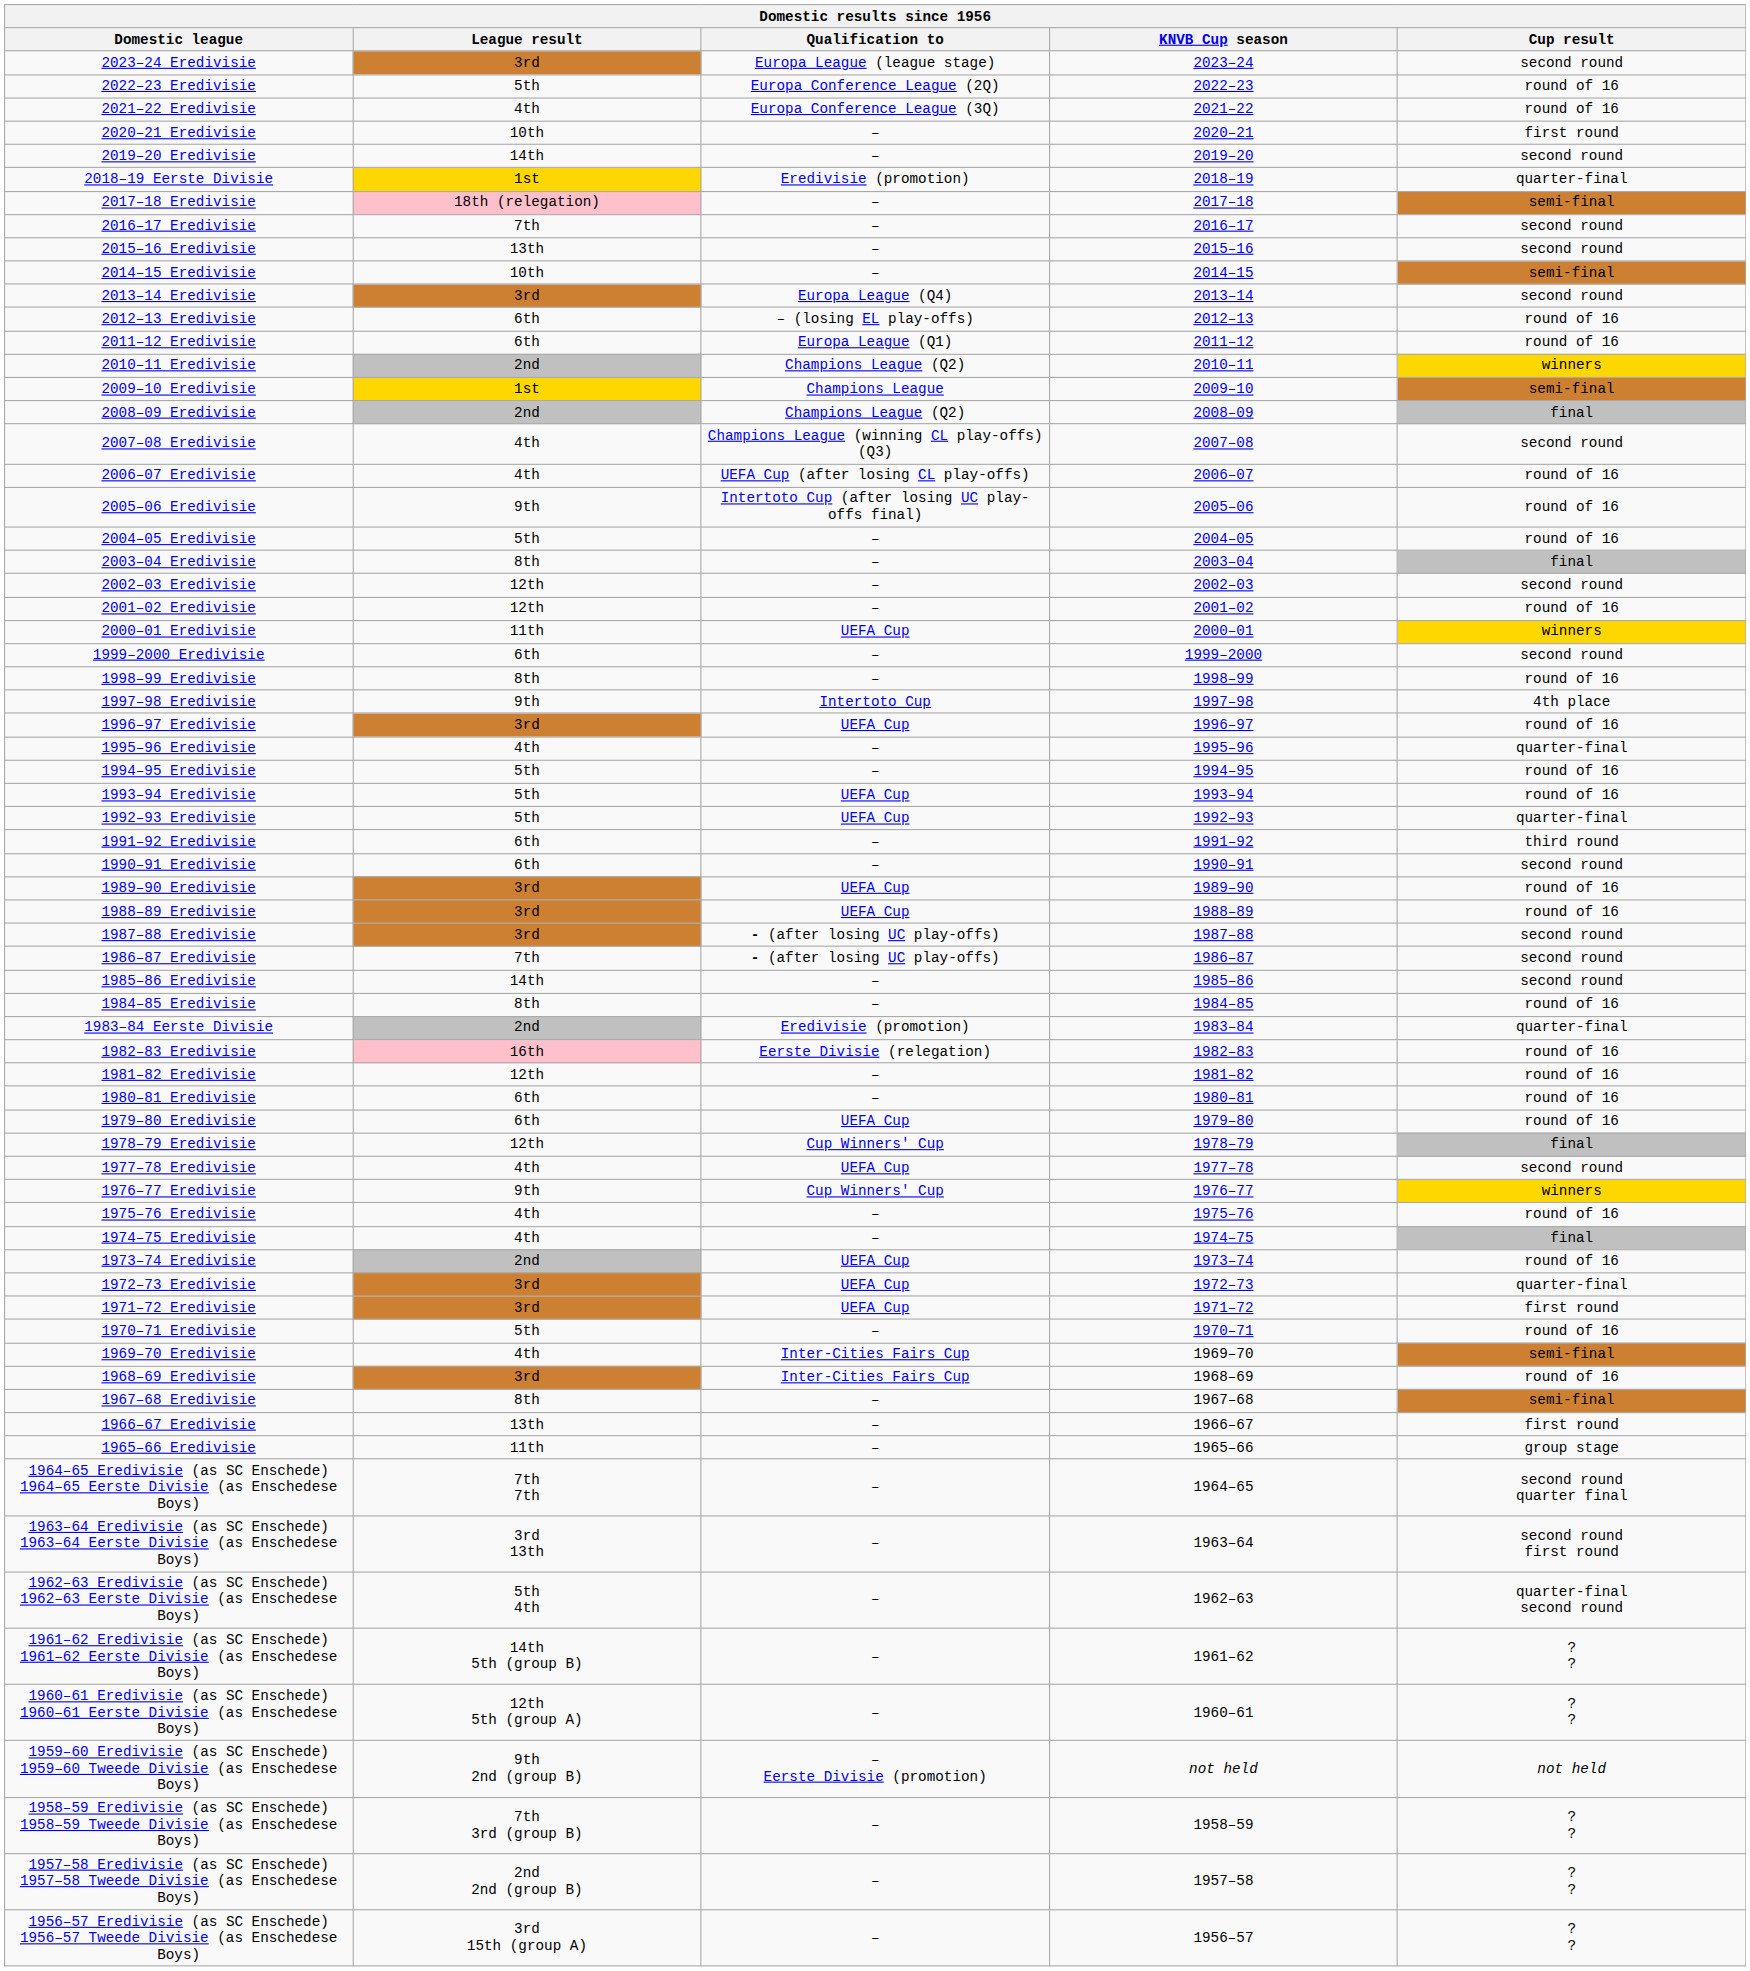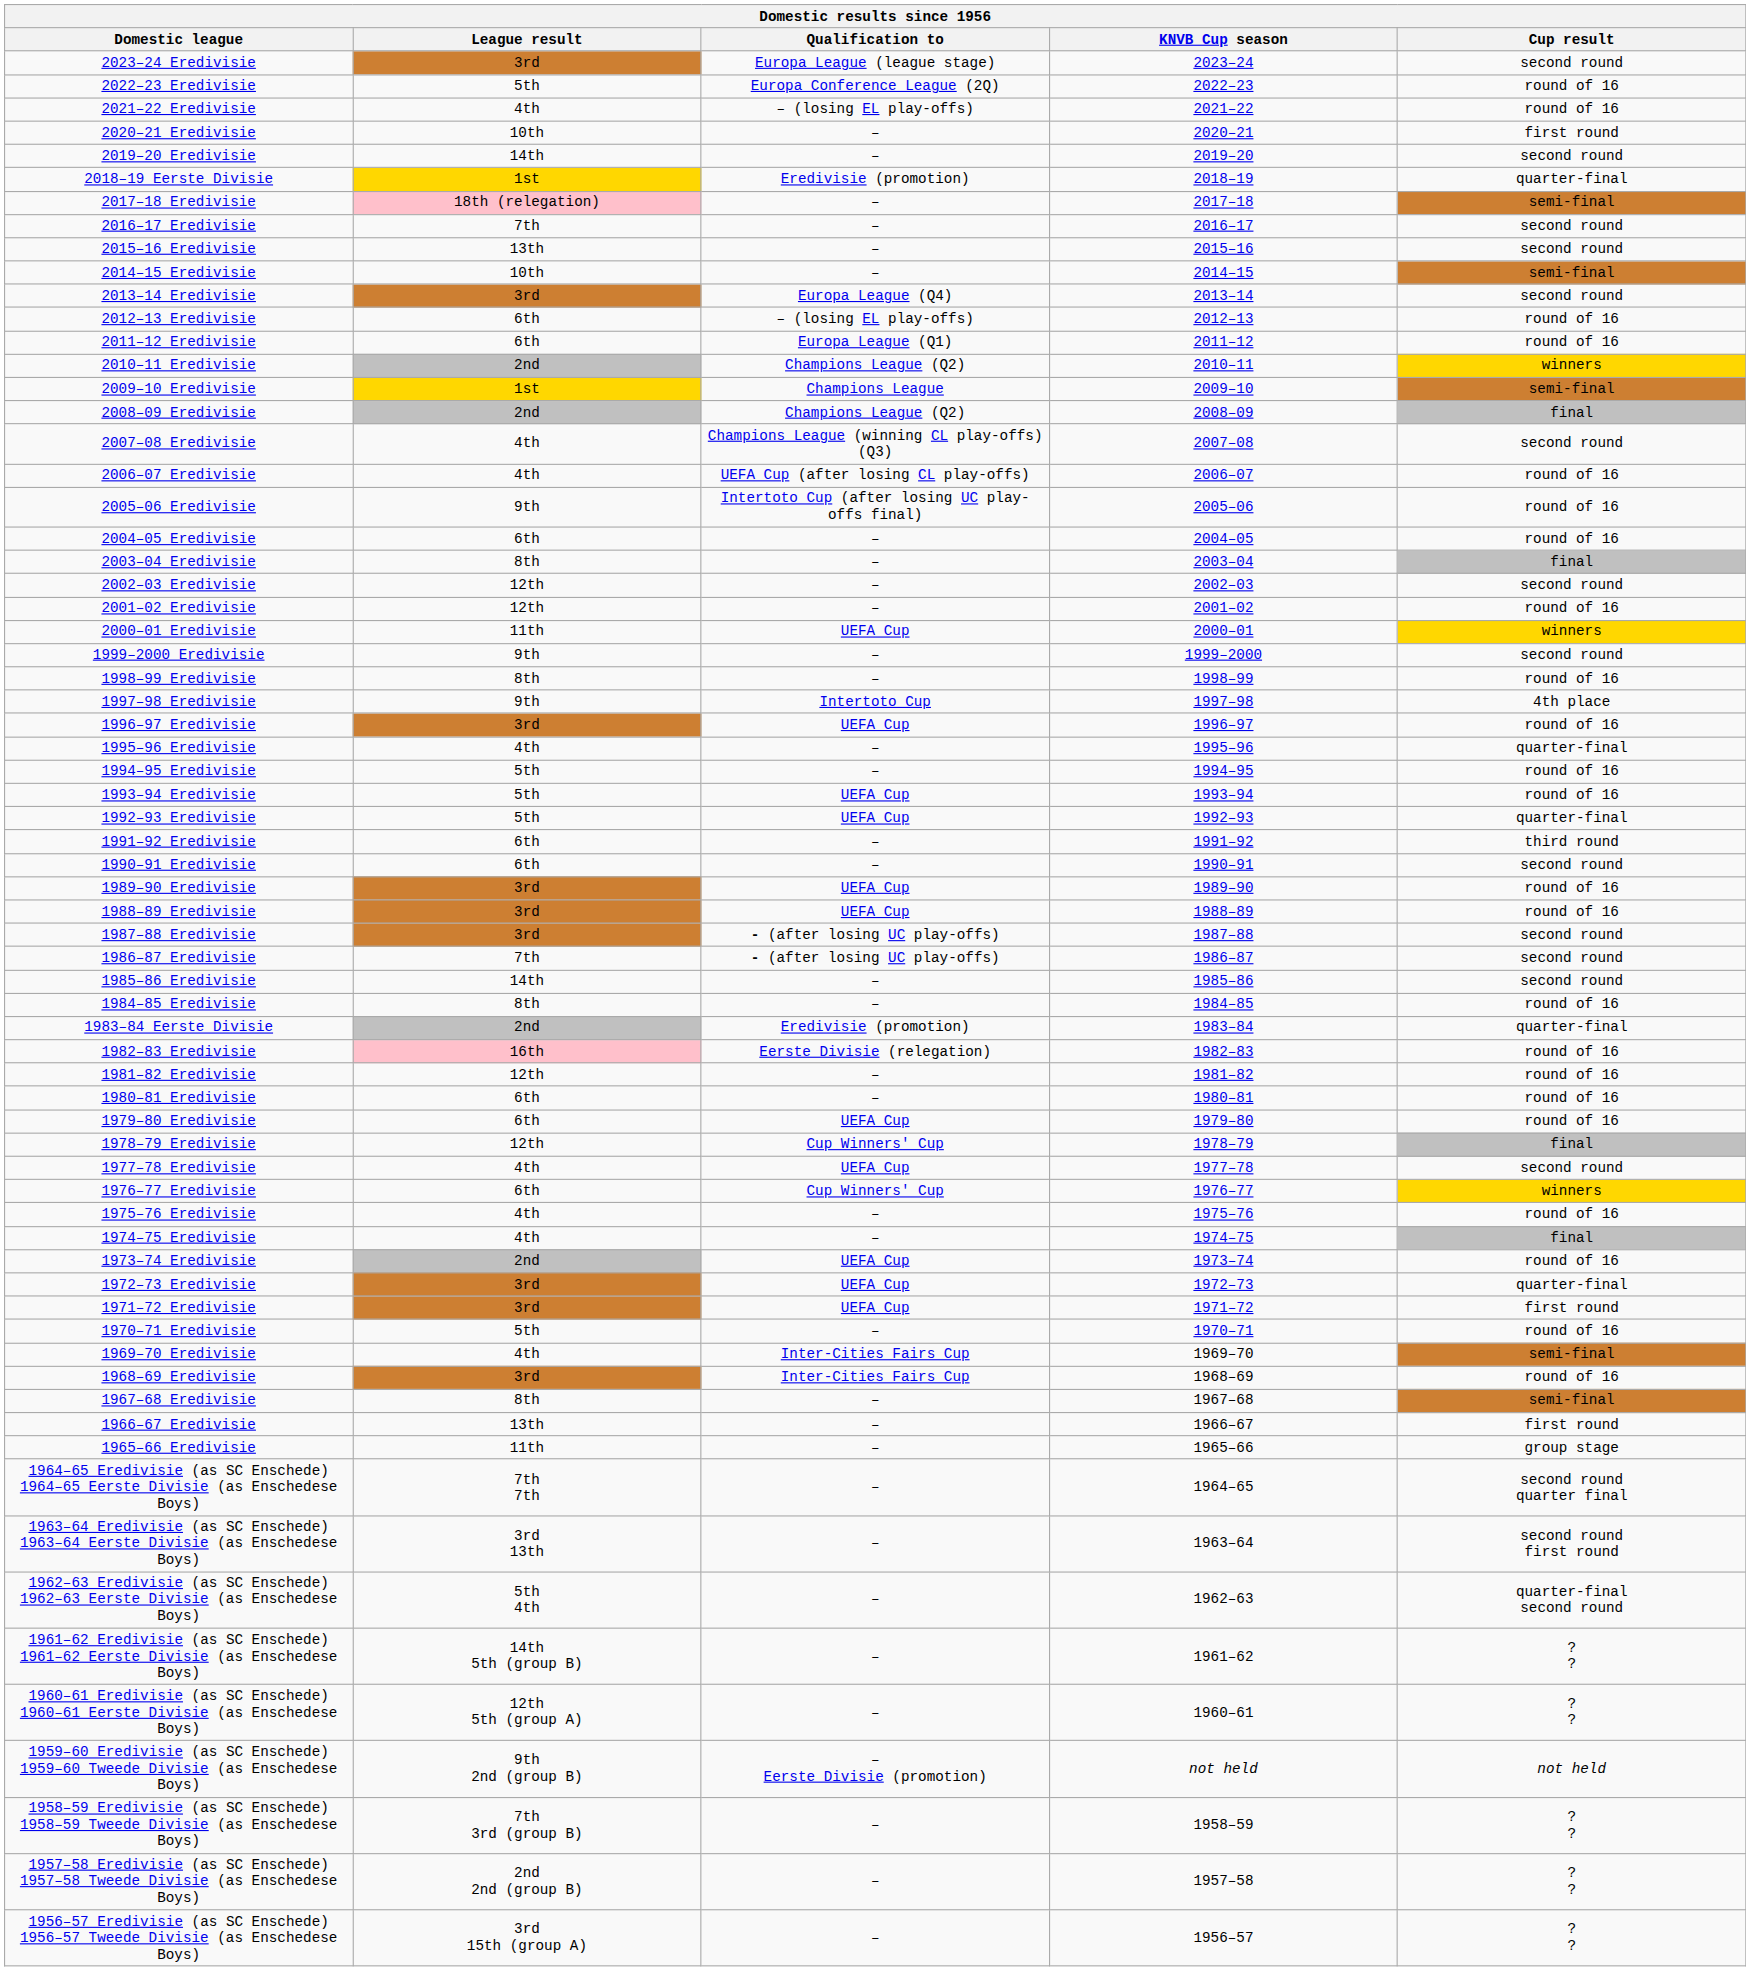(875, 109) Europa Conference League (3Q) -> (875, 109) – (losing EL play-offs)
(527, 539) 5th -> (527, 539) 6th
(527, 655) 6th -> (527, 655) 9th
(527, 1191) 9th -> (527, 1191) 6th
